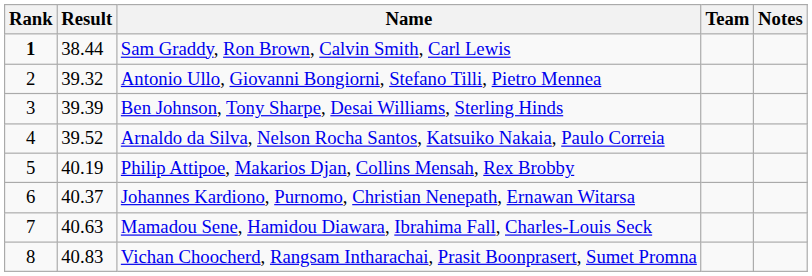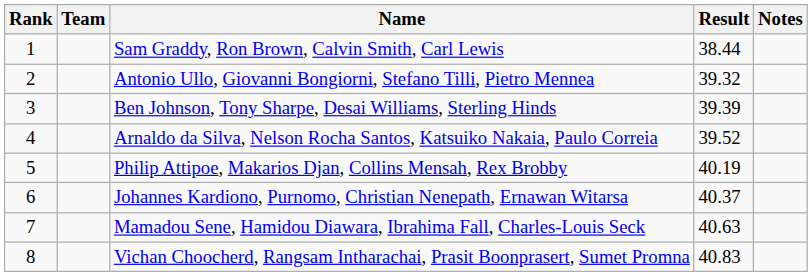columns swapped: (727, 19) <-> (87, 19)
(31, 49) bold -> (31, 49) normal
